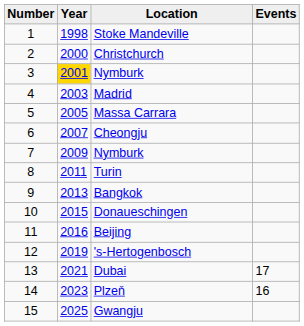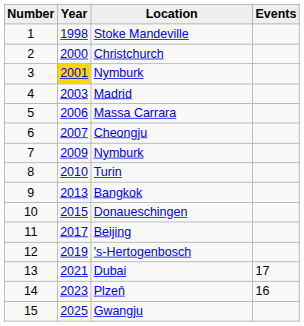(74, 113) 2005 -> (74, 113) 2006
(74, 172) 2011 -> (74, 172) 2010
(74, 232) 2016 -> (74, 232) 2017
(74, 311) no background -> (74, 311) lightyellow background
